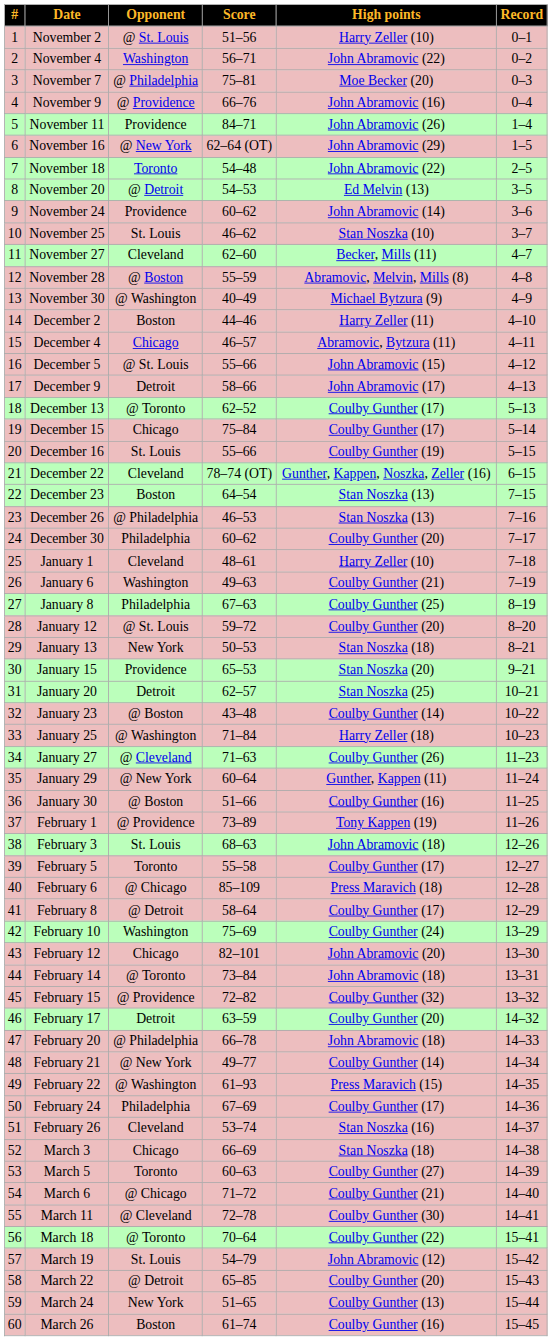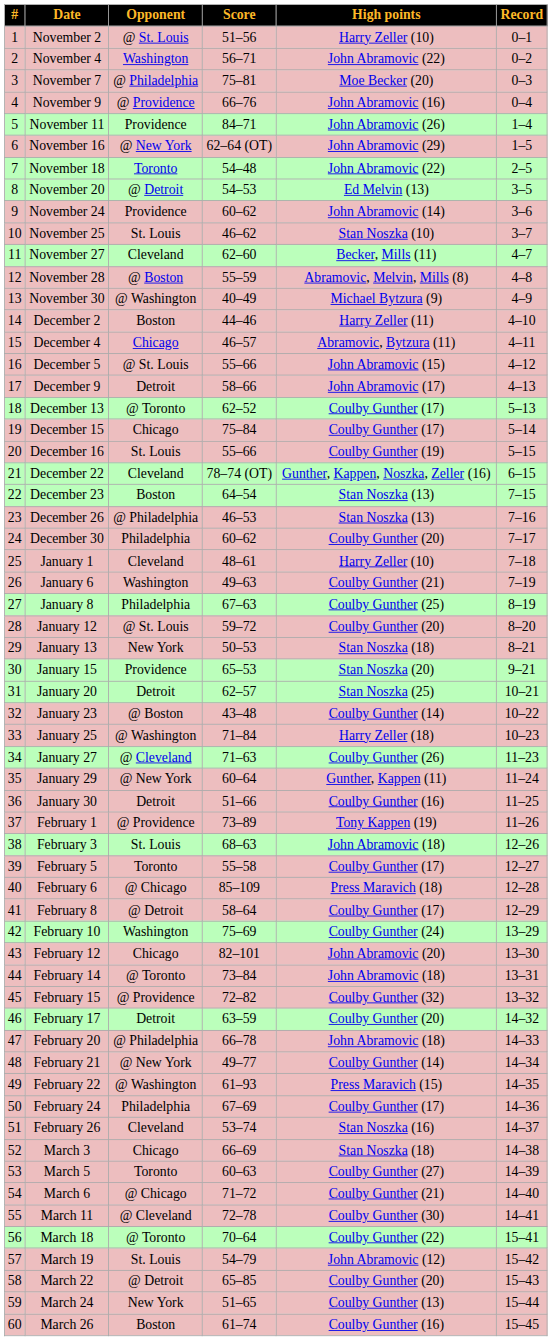(156, 801) @ Boston -> (156, 801) Detroit
